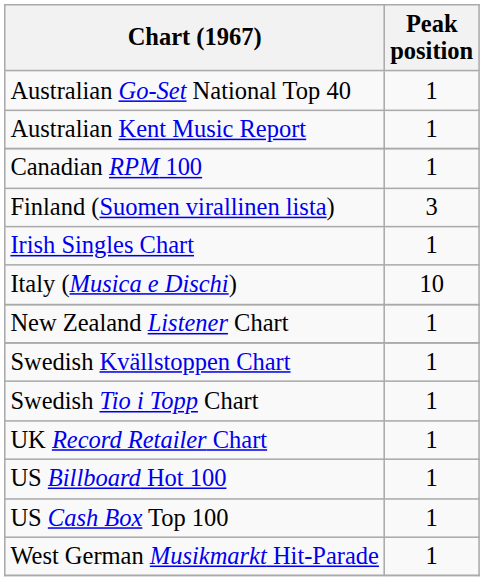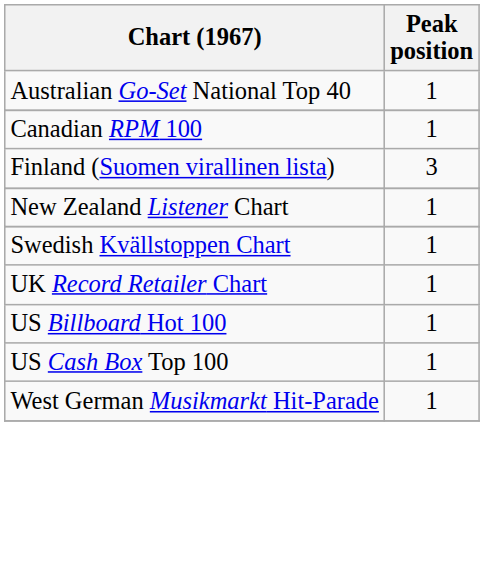- row: (158, 129)
- row: (102, 245)
- row: (124, 284)
- row: (134, 400)
